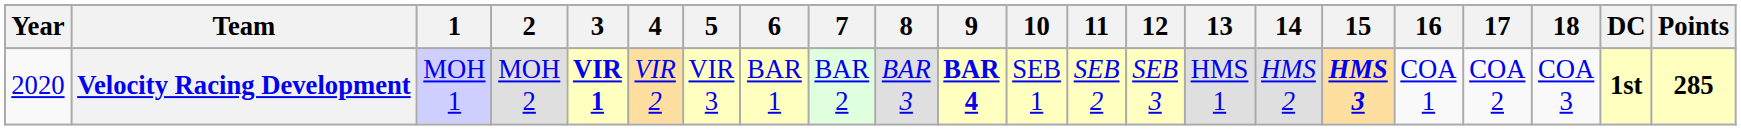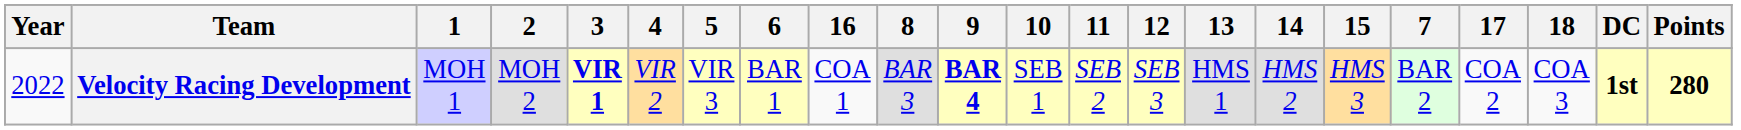columns swapped: (842, 26) <-> (1428, 26)
(38, 85) 2020 -> (38, 85) 2022
(1358, 85) bold -> (1357, 85) normal
(1694, 85) 285 -> (1689, 85) 280
